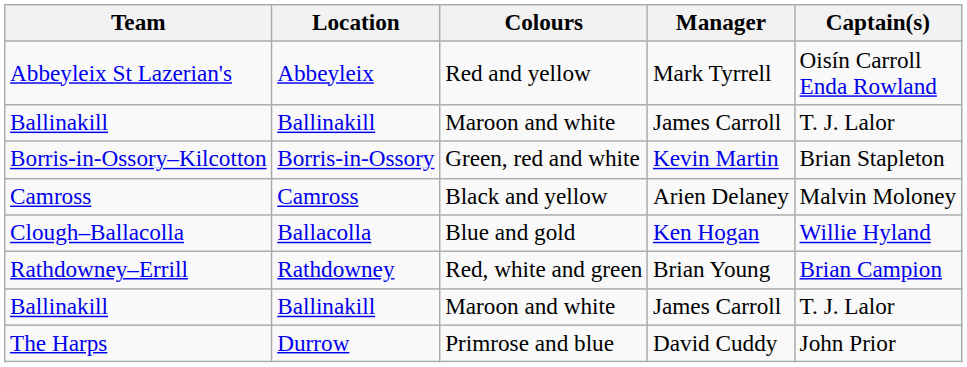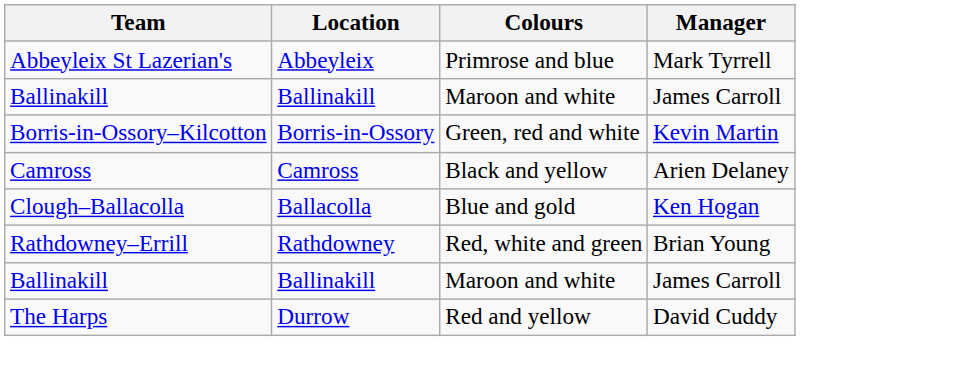- column: (878, 22)
(518, 72) Red and yellow -> (530, 59) Primrose and blue
(530, 343) Primrose and blue -> (518, 317) Red and yellow
